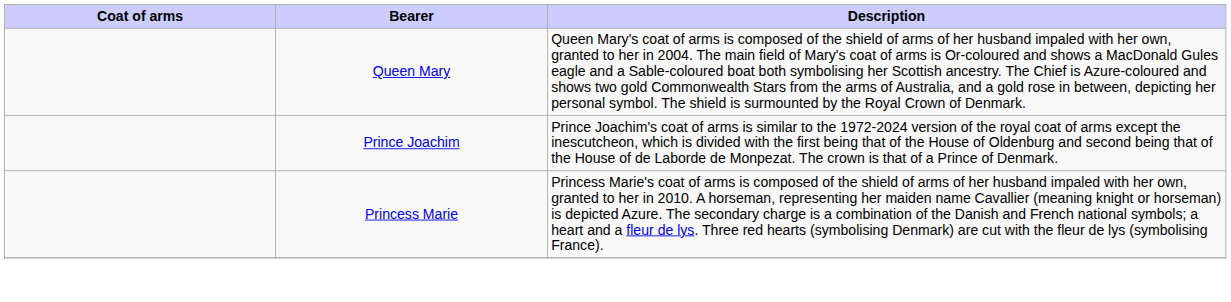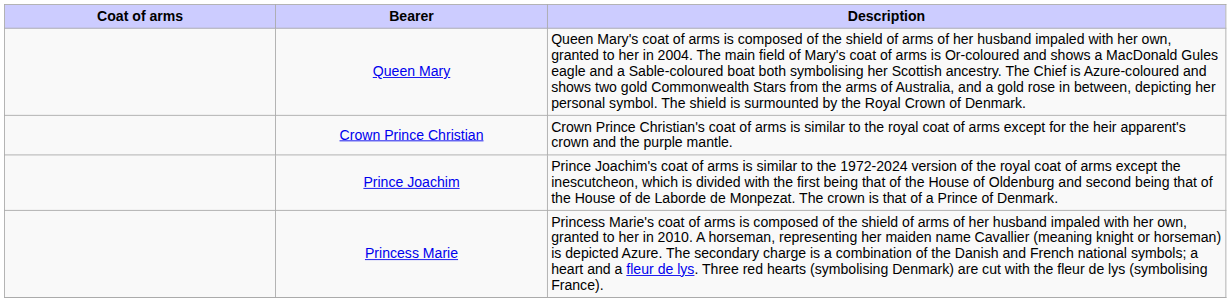+ row: (412, 135)
